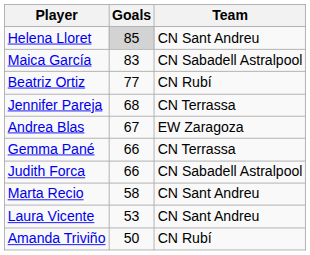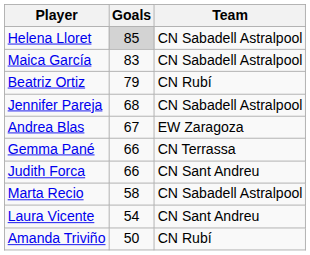(209, 37) CN Sant Andreu -> (230, 37) CN Sabadell Astralpool
(132, 82) 77 -> (132, 82) 79
(197, 104) CN Terrassa -> (230, 104) CN Sabadell Astralpool
(230, 171) CN Sabadell Astralpool -> (209, 171) CN Sant Andreu
(209, 194) CN Sant Andreu -> (230, 194) CN Sabadell Astralpool
(132, 216) 53 -> (132, 216) 54
